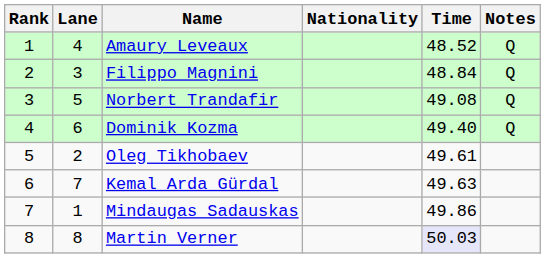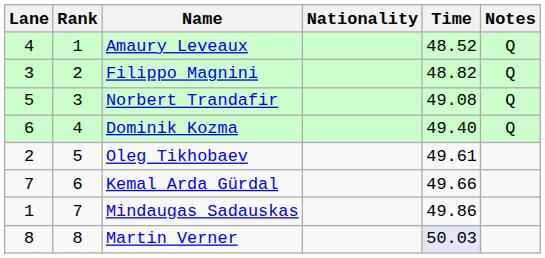columns swapped: (29, 18) <-> (78, 18)
(452, 74) 48.84 -> (452, 74) 48.82
(452, 184) 49.63 -> (452, 184) 49.66
